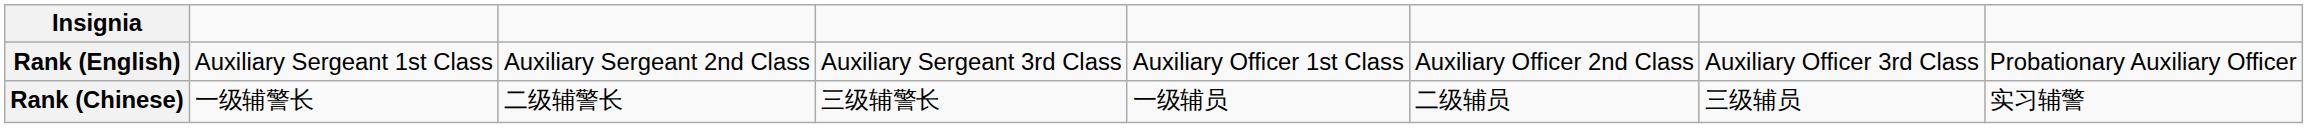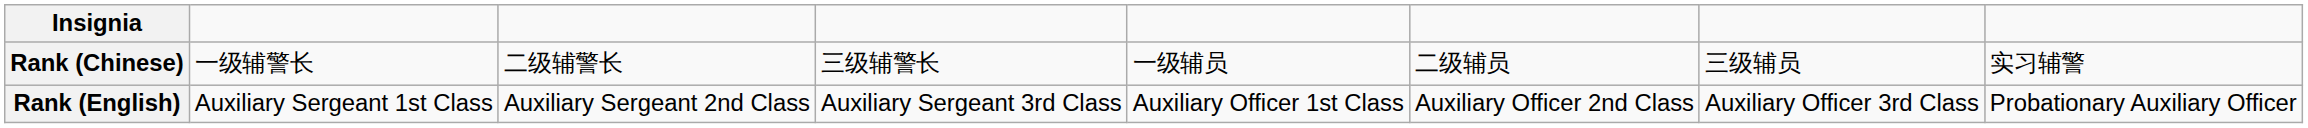rows swapped: (97, 101) <-> (97, 61)
